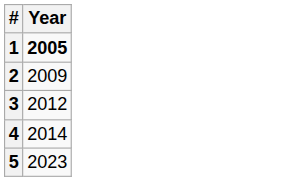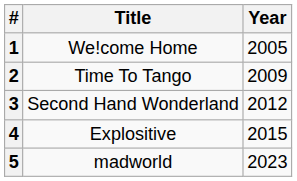+ column: (133, 18)
(47, 47) bold -> (267, 47) normal
(47, 133) 2014 -> (267, 133) 2015
